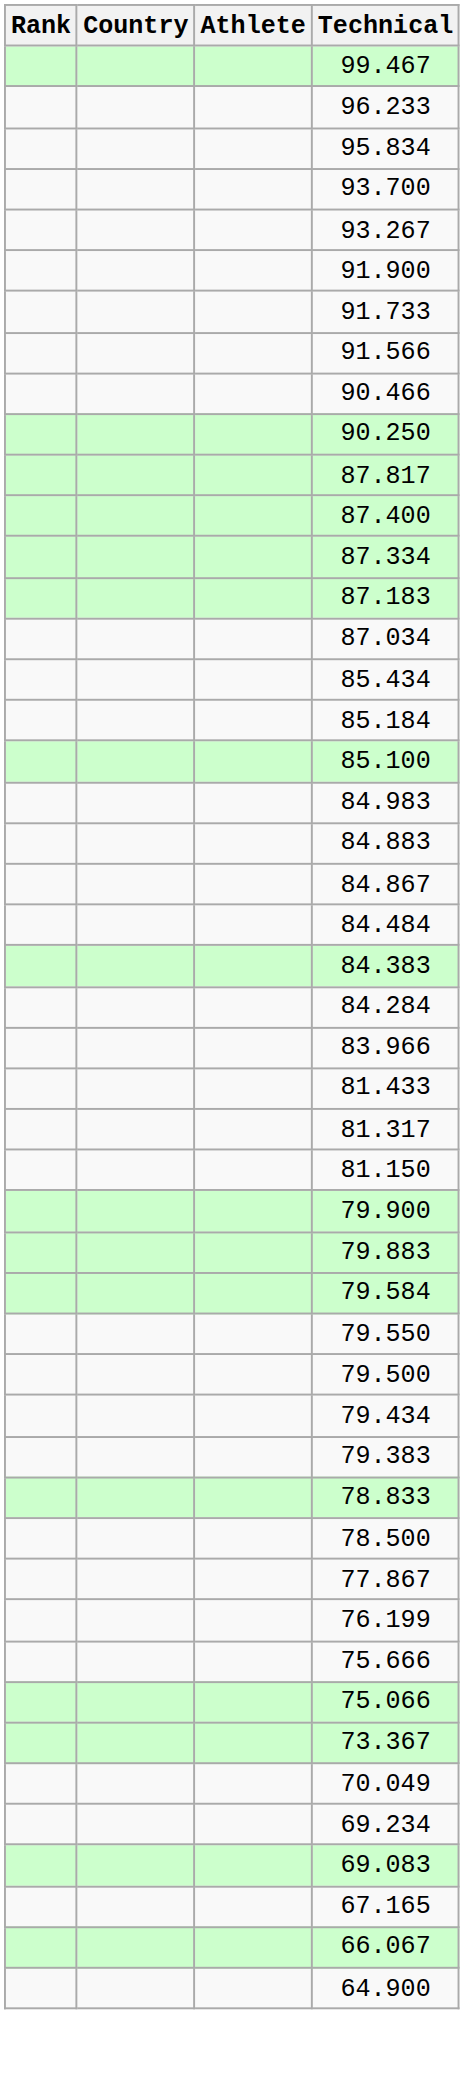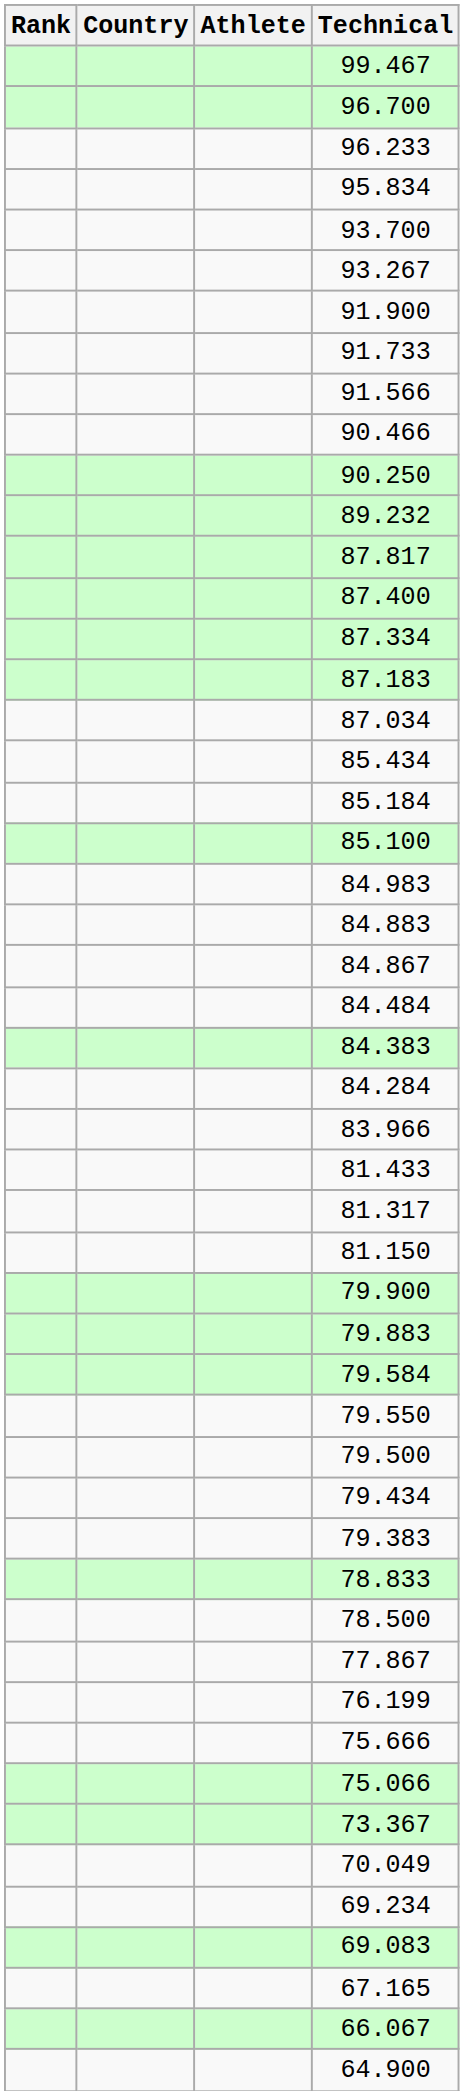+ row: (386, 107)
+ row: (386, 516)
